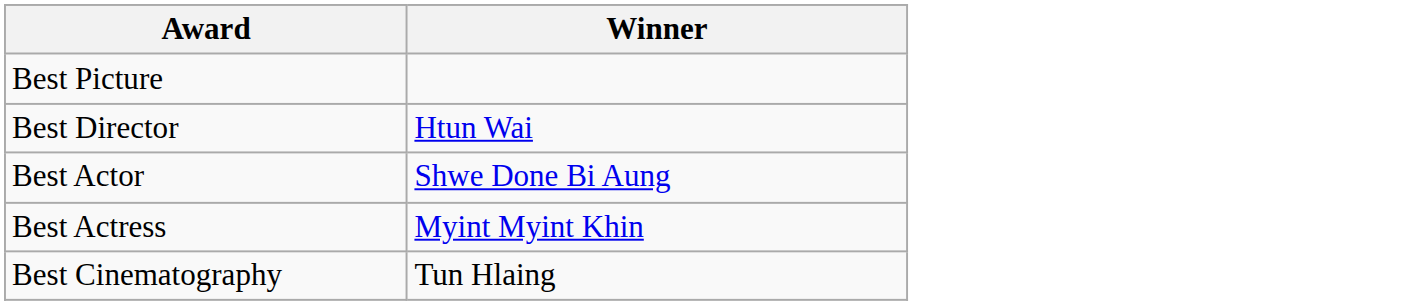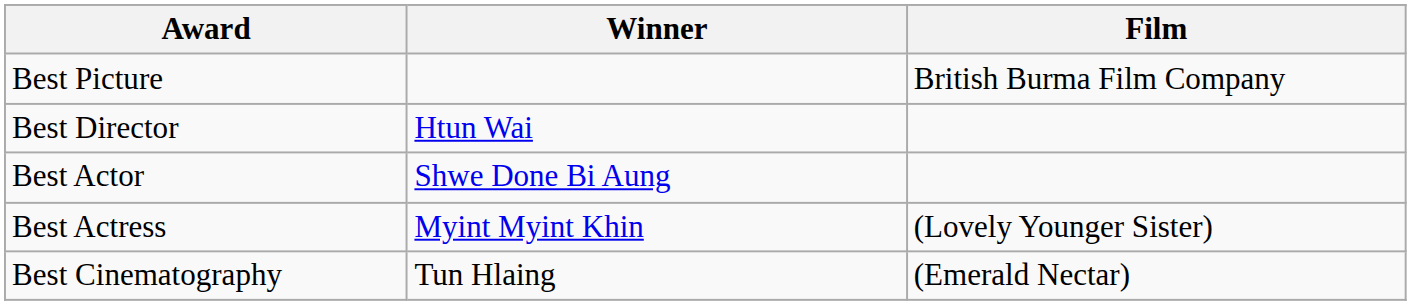+ column: (1156, 29)
